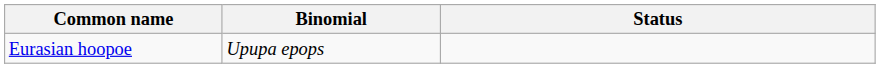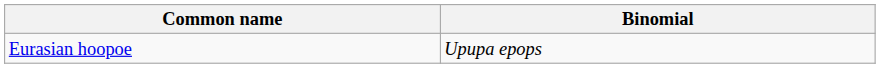- column: (658, 19)
